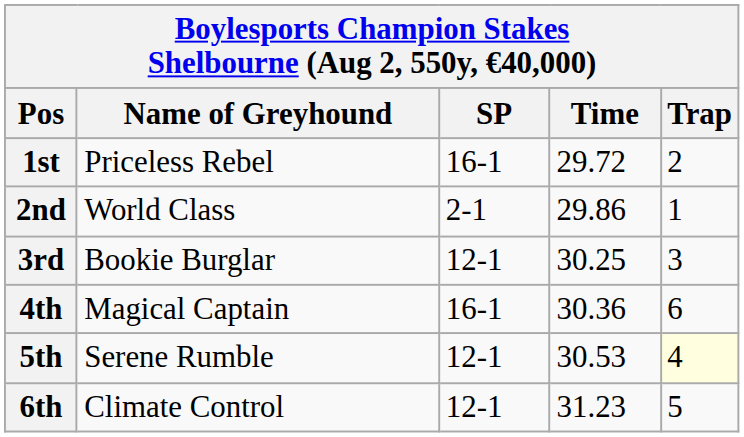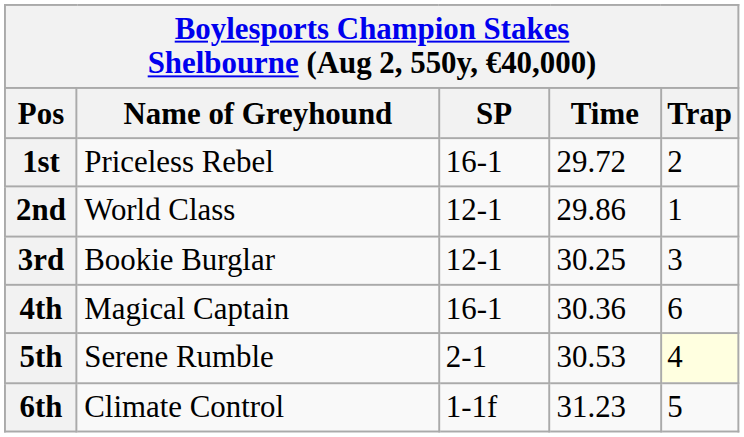(466, 210) 2-1 -> (474, 210) 12-1
(474, 357) 12-1 -> (466, 357) 2-1
(474, 406) 12-1 -> (472, 406) 1-1f
